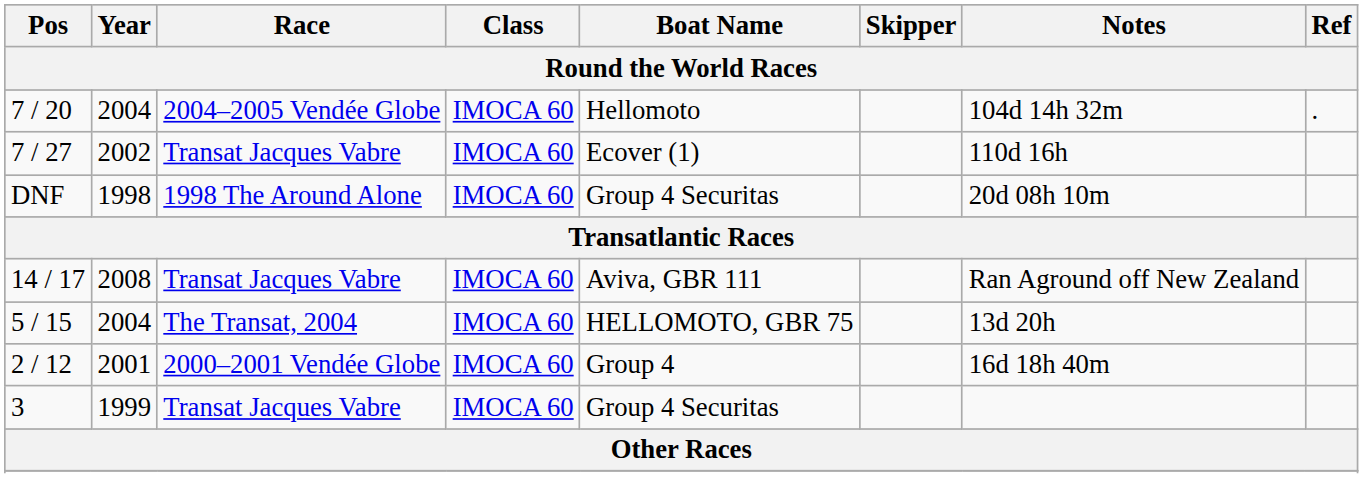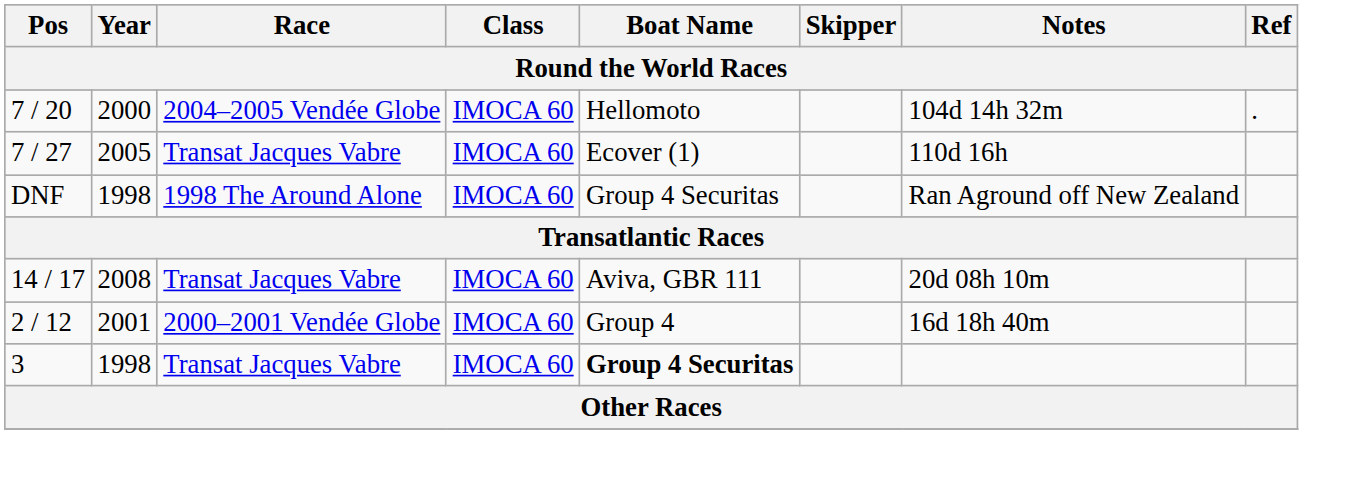(124, 110) 2004 -> (124, 110) 2000
(124, 152) 2002 -> (124, 152) 2005
(1039, 195) 20d 08h 10m -> (1074, 195) Ran Aground off New Zealand
(1134, 279) Ran Aground off New Zealand -> (979, 279) 20d 08h 10m
- row: (41, 322)
(124, 407) 1999 -> (124, 364) 1998
(682, 407) normal -> (690, 364) bold
